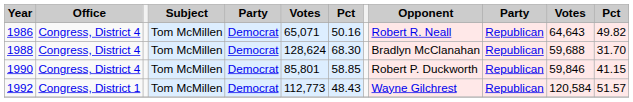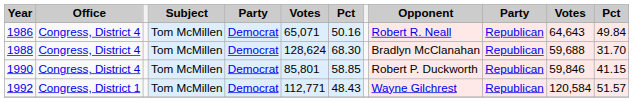(611, 32) 49.82 -> (611, 32) 49.84
(305, 87) 112,773 -> (305, 87) 112,771
